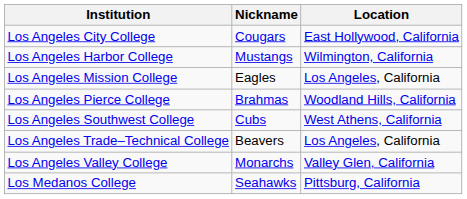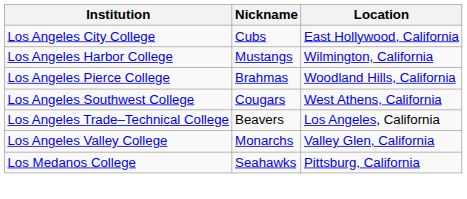(260, 36) Cougars -> (251, 36) Cubs
- row: (92, 78)
(251, 120) Cubs -> (260, 99) Cougars
